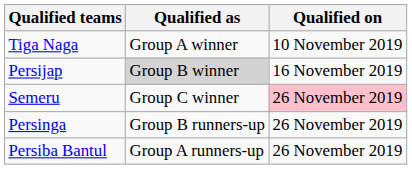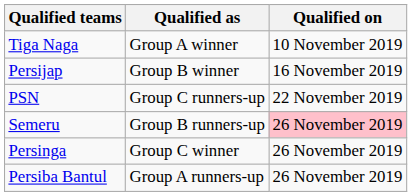(184, 71) lightgrey background -> (184, 71) no background
+ row: (24, 97)
(184, 97) Group C winner -> (197, 124) Group B runners-up
(197, 124) Group B runners-up -> (184, 151) Group C winner
